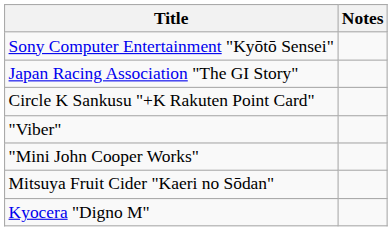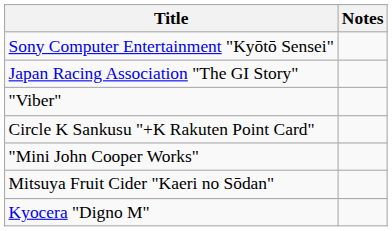rows swapped: (162, 101) <-> (35, 128)
